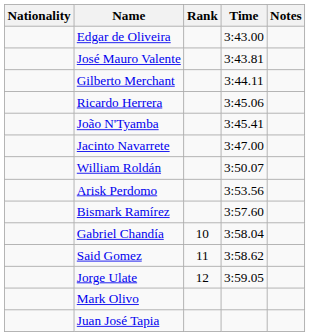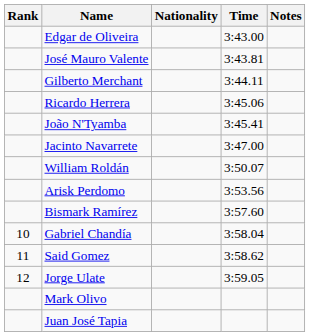columns swapped: (202, 15) <-> (39, 15)
